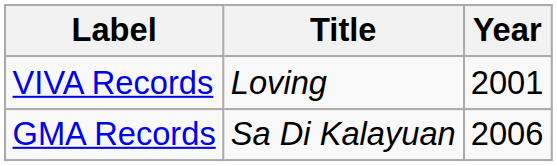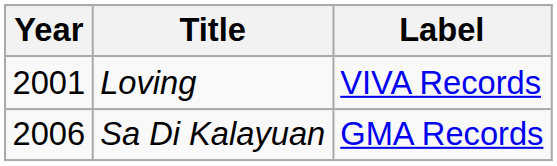columns swapped: (507, 30) <-> (114, 30)
